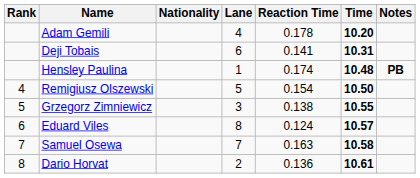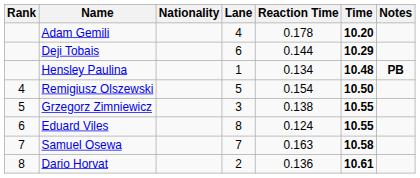(298, 51) 0.141 -> (298, 51) 0.144
(359, 51) 10.31 -> (359, 51) 10.29
(298, 70) 0.174 -> (298, 70) 0.134
(359, 126) 10.57 -> (359, 126) 10.55
